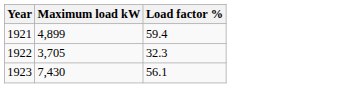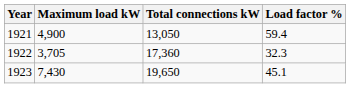+ column: (203, 14)
(51, 33) 4,899 -> (51, 33) 4,900
(157, 72) 56.1 -> (276, 72) 45.1
